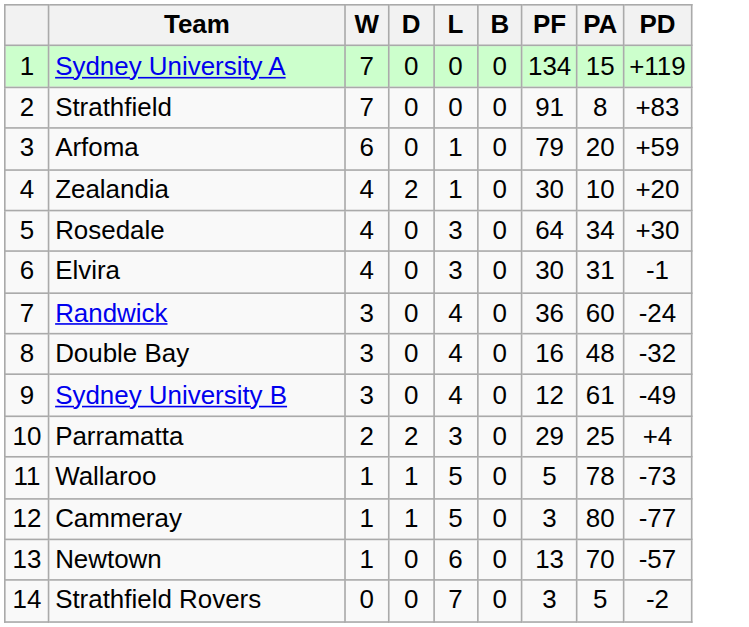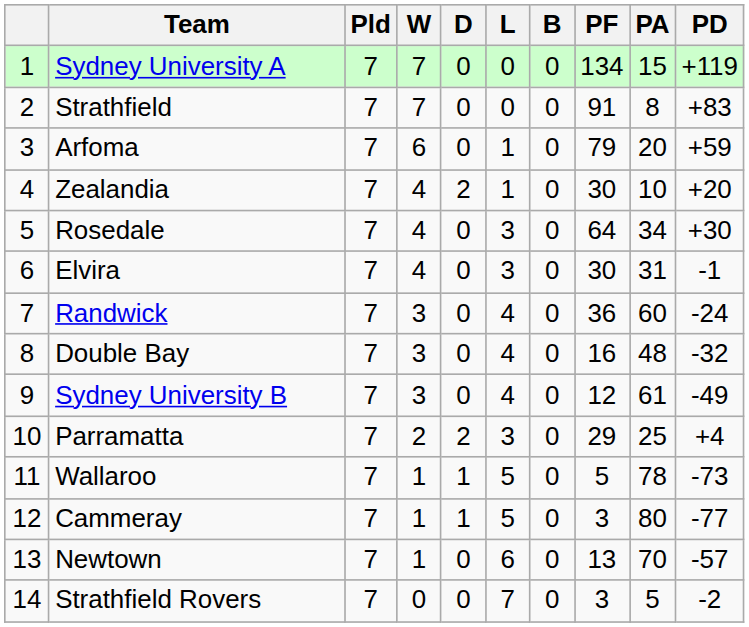+ column: (371, 25)
